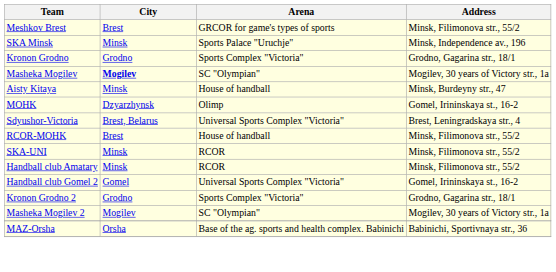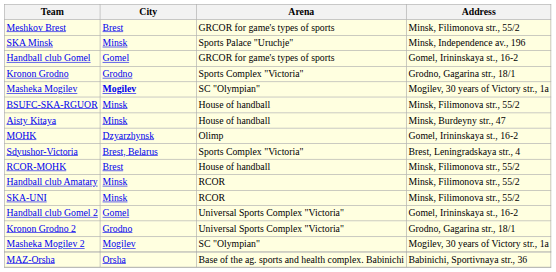+ row: (49, 58)
+ row: (52, 105)
(271, 120) Universal Sports Complex "Victoria" -> (251, 151) Sports Complex "Victoria"
rows swapped: (27, 151) <-> (52, 167)
(251, 197) Sports Complex "Victoria" -> (271, 228) Universal Sports Complex "Victoria"
